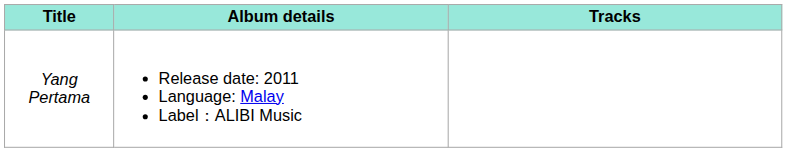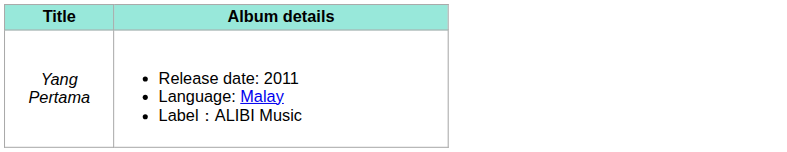- column: (615, 17)
